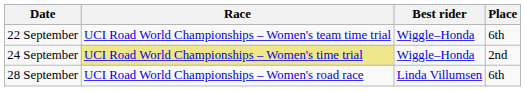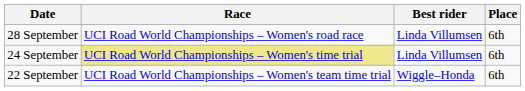rows swapped: (43, 34) <-> (43, 75)
(436, 55) Wiggle–Honda -> (440, 55) Linda Villumsen
(498, 55) 2nd -> (496, 55) 6th
